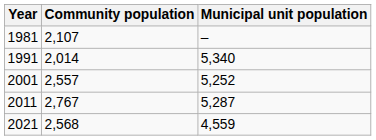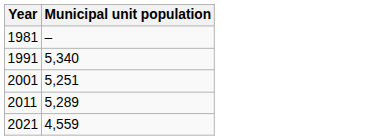- column: (119, 15)
(218, 80) 5,252 -> (62, 80) 5,251
(218, 102) 5,287 -> (62, 102) 5,289
